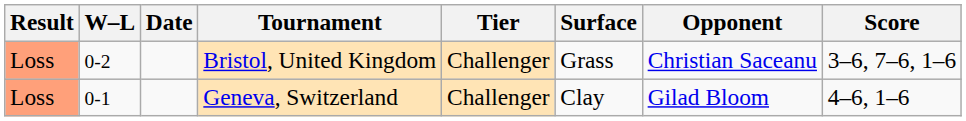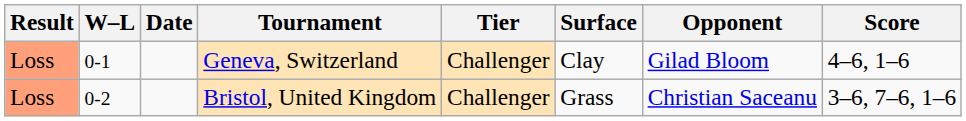rows swapped: (301, 97) <-> (320, 60)
